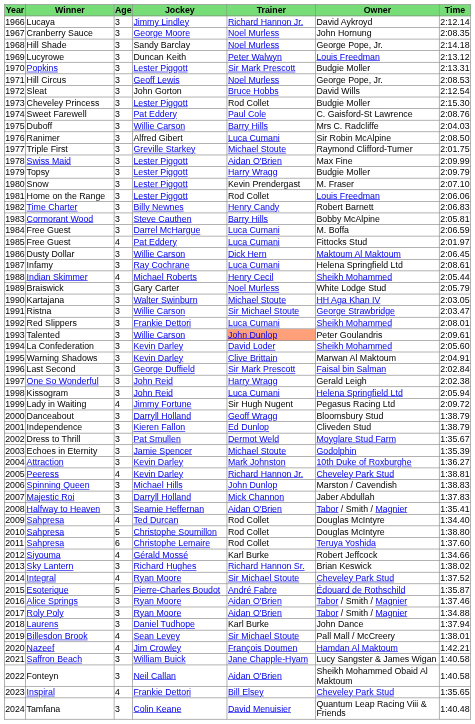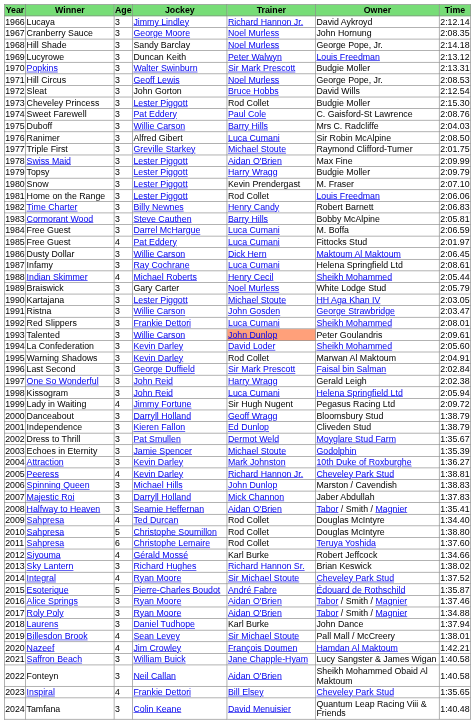(161, 68) Lester Piggott -> (165, 68) Walter Swinburn
(165, 300) Walter Swinburn -> (161, 300) Lester Piggott
(264, 311) Sir Michael Stoute -> (254, 311) John Gosden
(253, 358) Clive Brittain -> (248, 358) Rod Collet
